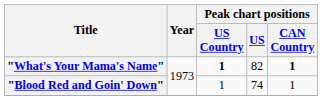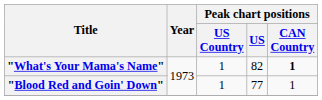(222, 66) bold -> (222, 66) normal
(257, 85) 74 -> (257, 85) 77
